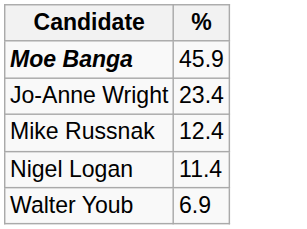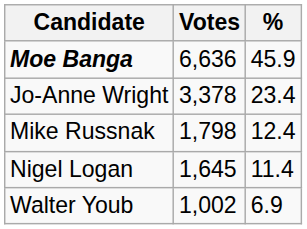+ column: (210, 22)
